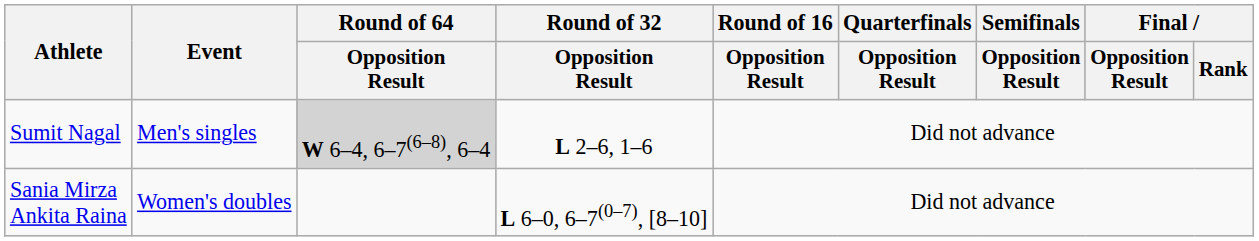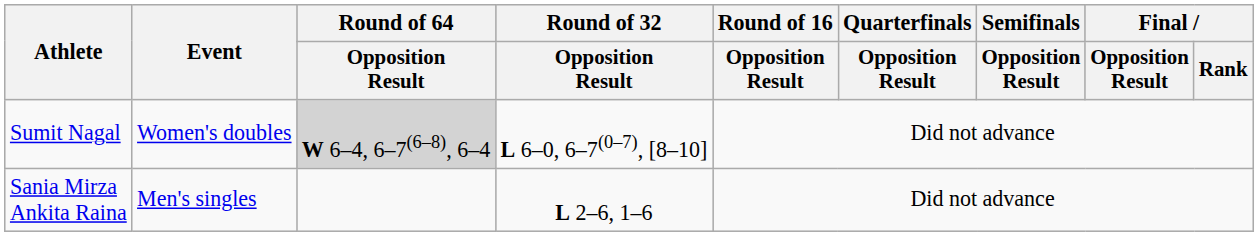(197, 134) Men's singles -> (214, 134) Women's doubles
(604, 147) L 2–6, 1–6 -> (604, 147) L 6–0, 6–7(0–7), [8–10]
(214, 202) Women's doubles -> (197, 199) Men's singles
(604, 215) L 6–0, 6–7(0–7), [8–10] -> (604, 212) L 2–6, 1–6
